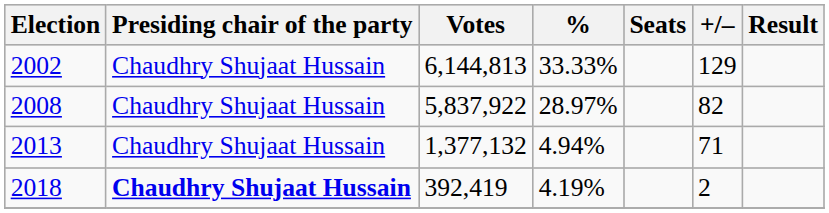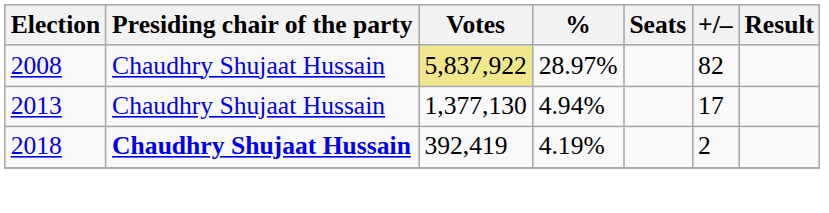- row: (36, 65)
(476, 106) no background -> (476, 65) khaki background
(476, 146) 1,377,132 -> (476, 106) 1,377,130
(711, 146) 71 -> (711, 106) 17
